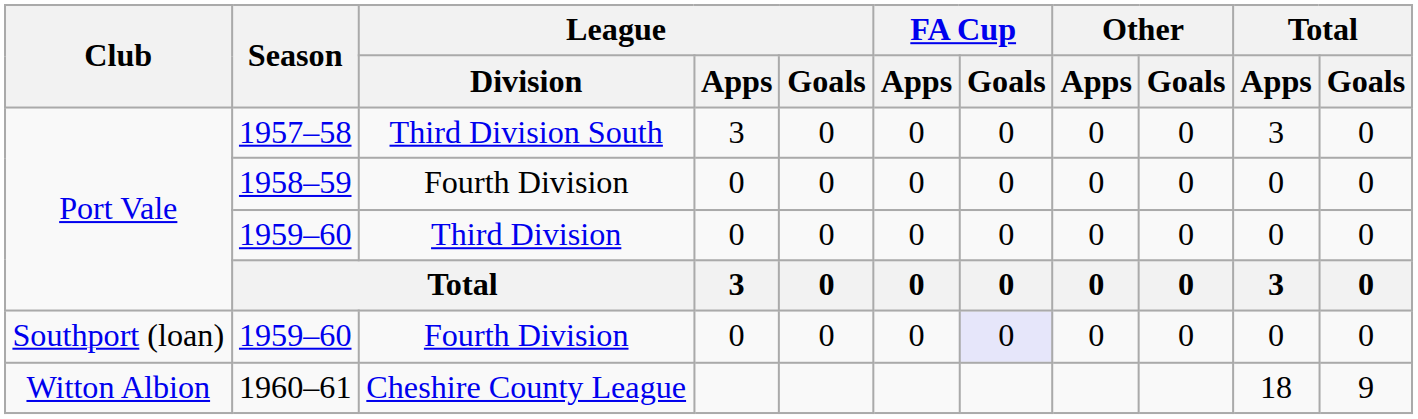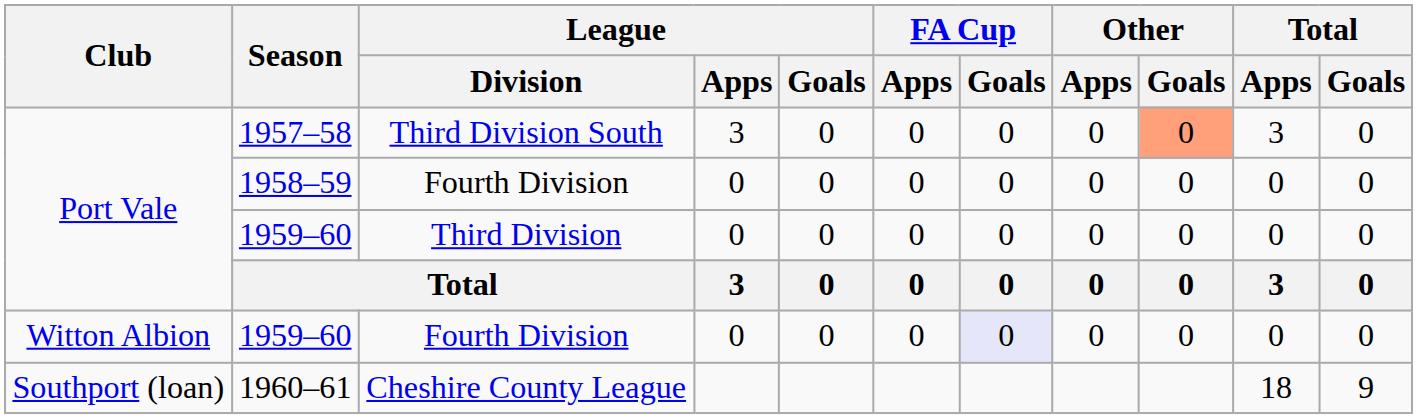(1186, 132) no background -> (1186, 132) lightsalmon background
(118, 336) Southport (loan) -> (118, 336) Witton Albion
(118, 387) Witton Albion -> (118, 387) Southport (loan)
